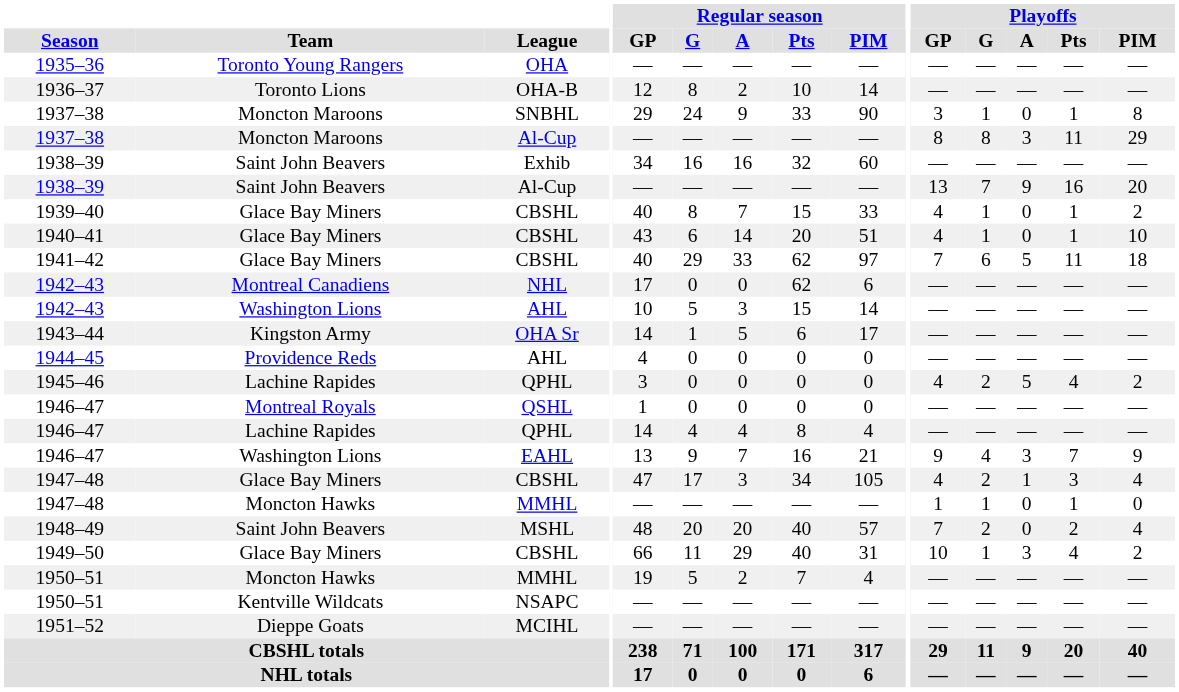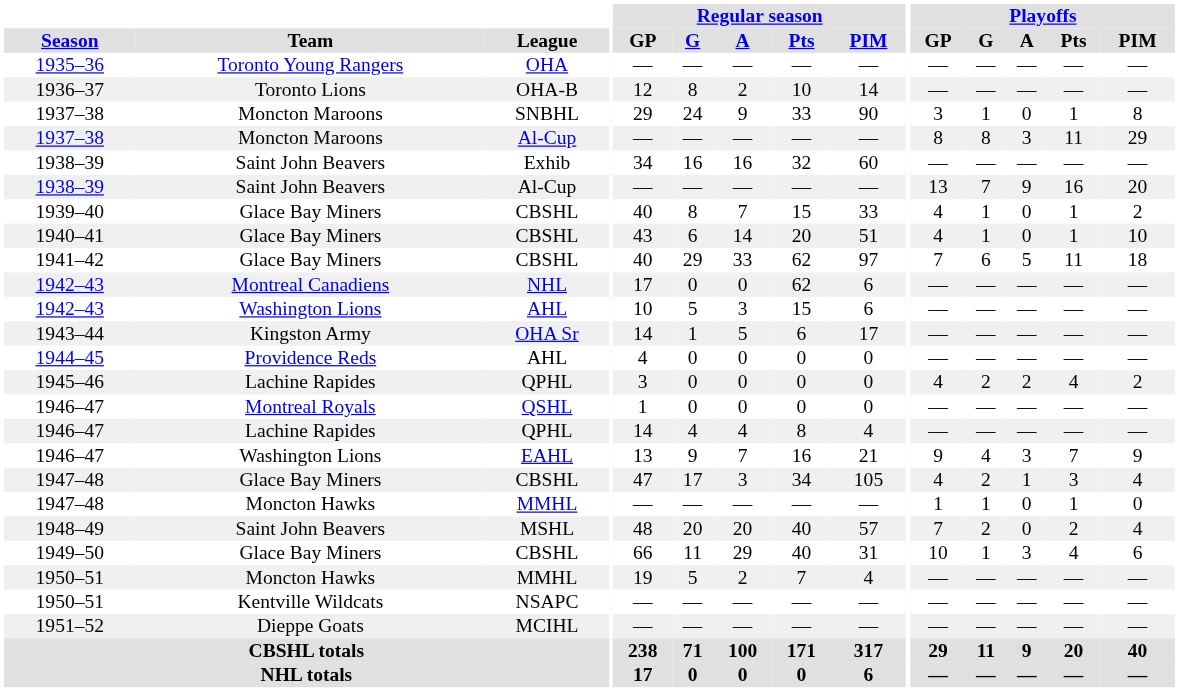(869, 308) 14 -> (869, 308) 6
(1027, 382) 5 -> (1027, 382) 2
(1138, 552) 2 -> (1138, 552) 6
